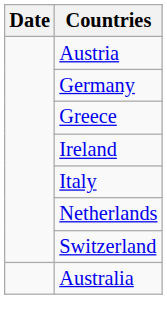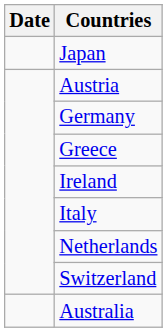+ row: (82, 52)
